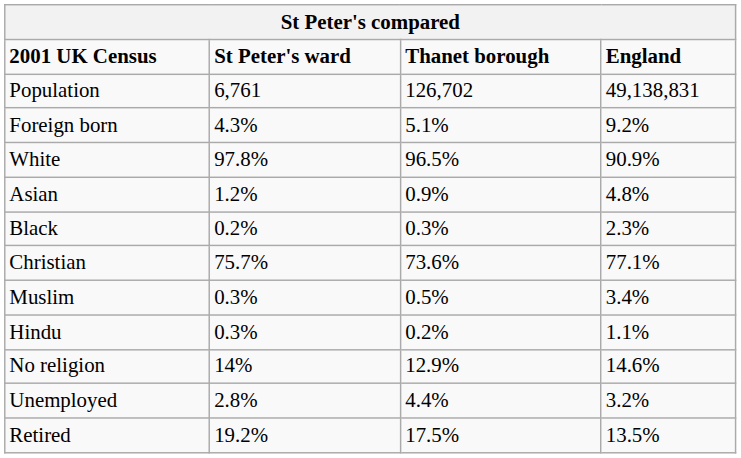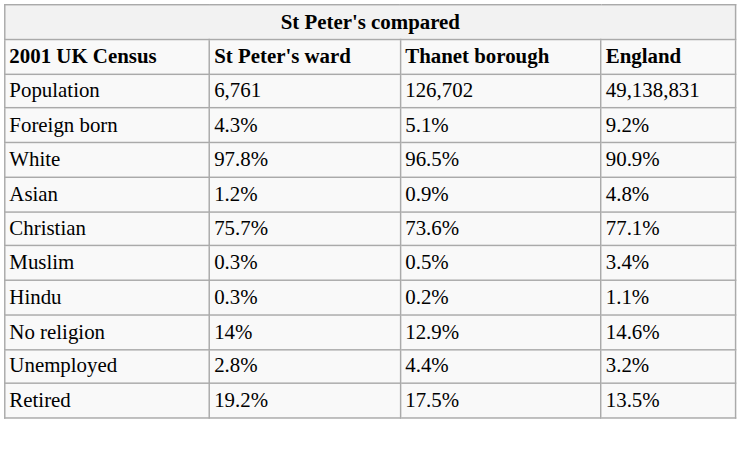- row: (34, 228)
